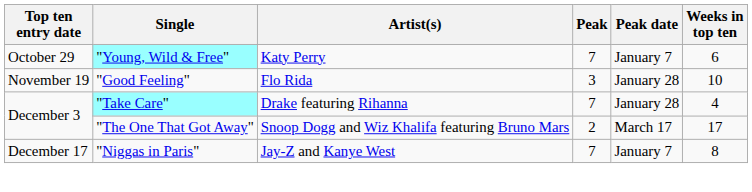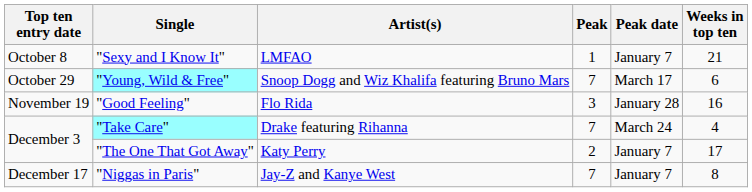+ row: (161, 56)
(293, 56) Katy Perry -> (415, 80) Snoop Dogg and Wiz Khalifa featuring Bruno Mars
(643, 56) January 7 -> (643, 80) March 17
(715, 80) 10 -> (715, 103) 16
(647, 103) January 28 -> (643, 127) March 24
(415, 127) Snoop Dogg and Wiz Khalifa featuring Bruno Mars -> (293, 151) Katy Perry
(643, 127) March 17 -> (643, 151) January 7
